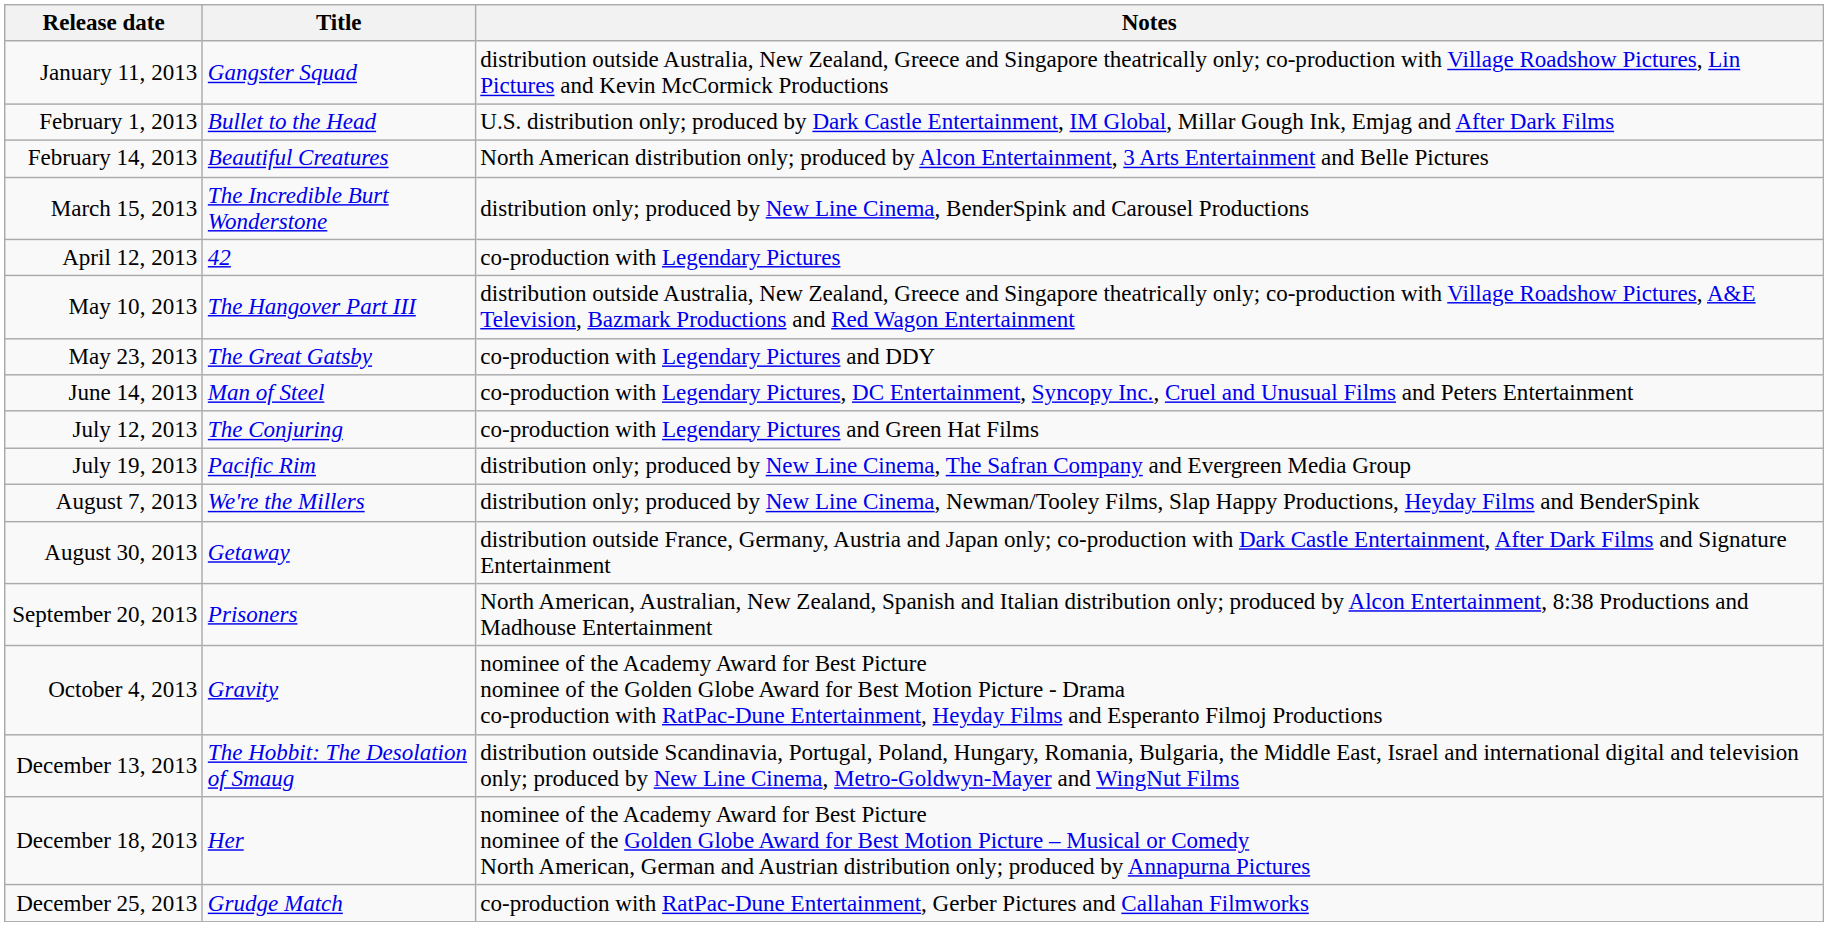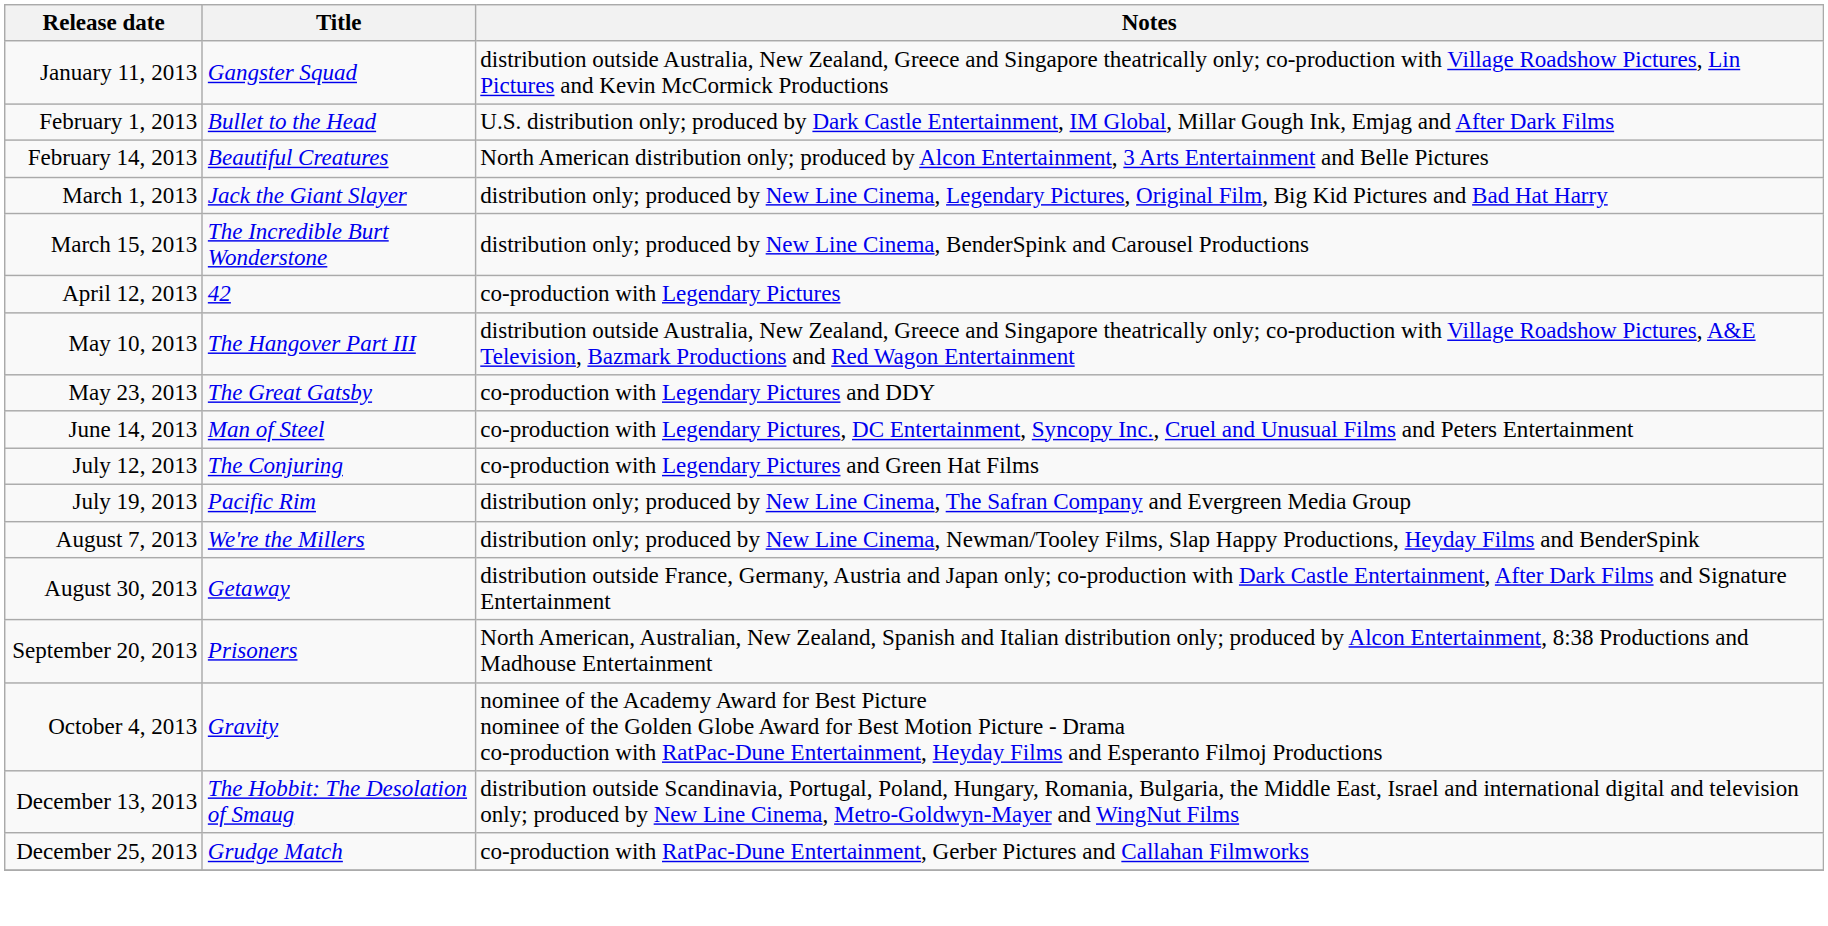+ row: (130, 194)
- row: (107, 840)
